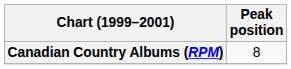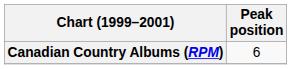(257, 52) 8 -> (257, 52) 6
